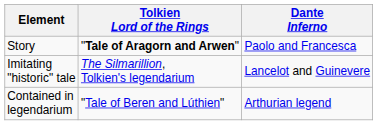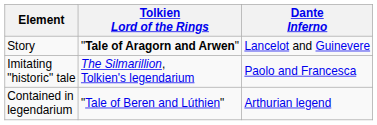(300, 45) Paolo and Francesca -> (307, 45) Lancelot and Guinevere
(307, 71) Lancelot and Guinevere -> (300, 71) Paolo and Francesca
